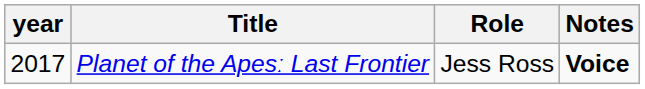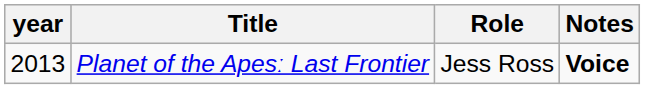(38, 63) 2017 -> (38, 63) 2013
